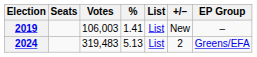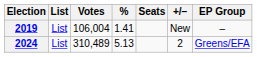columns swapped: (156, 12) <-> (64, 12)
(100, 28) 106,003 -> (91, 28) 106,004
(100, 44) 319,483 -> (91, 44) 310,489
